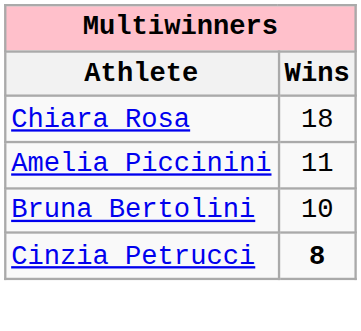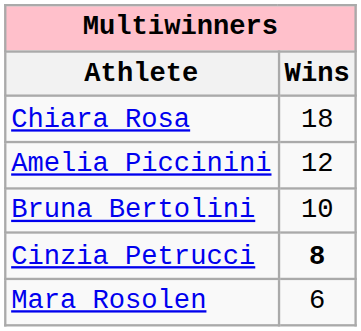(317, 164) 11 -> (317, 164) 12
+ row: (109, 301)
